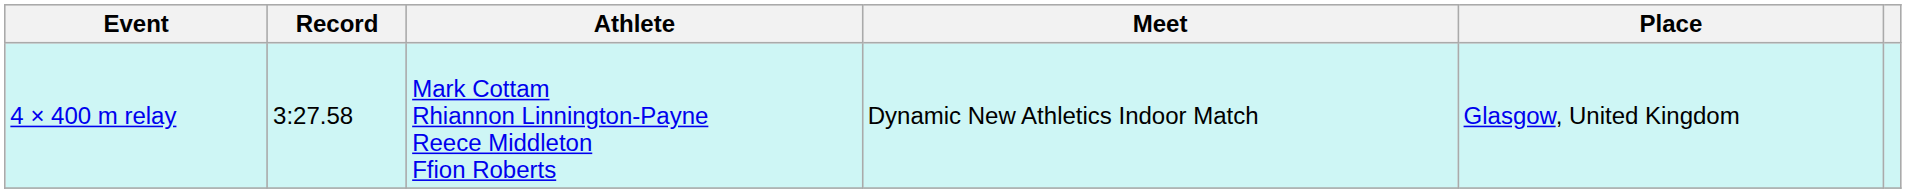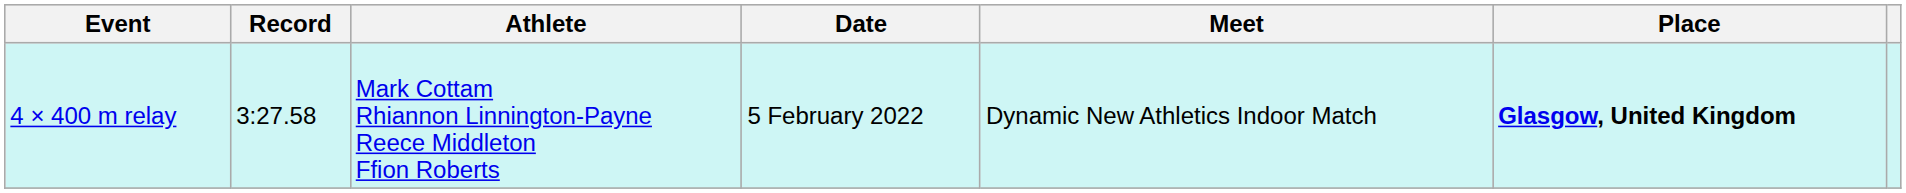+ column: (861, 24)
(1602, 116) normal -> (1647, 116) bold
